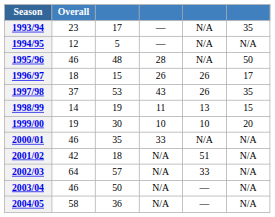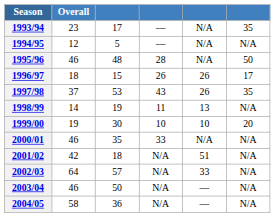(248, 108) 15 -> (248, 108) N/A
